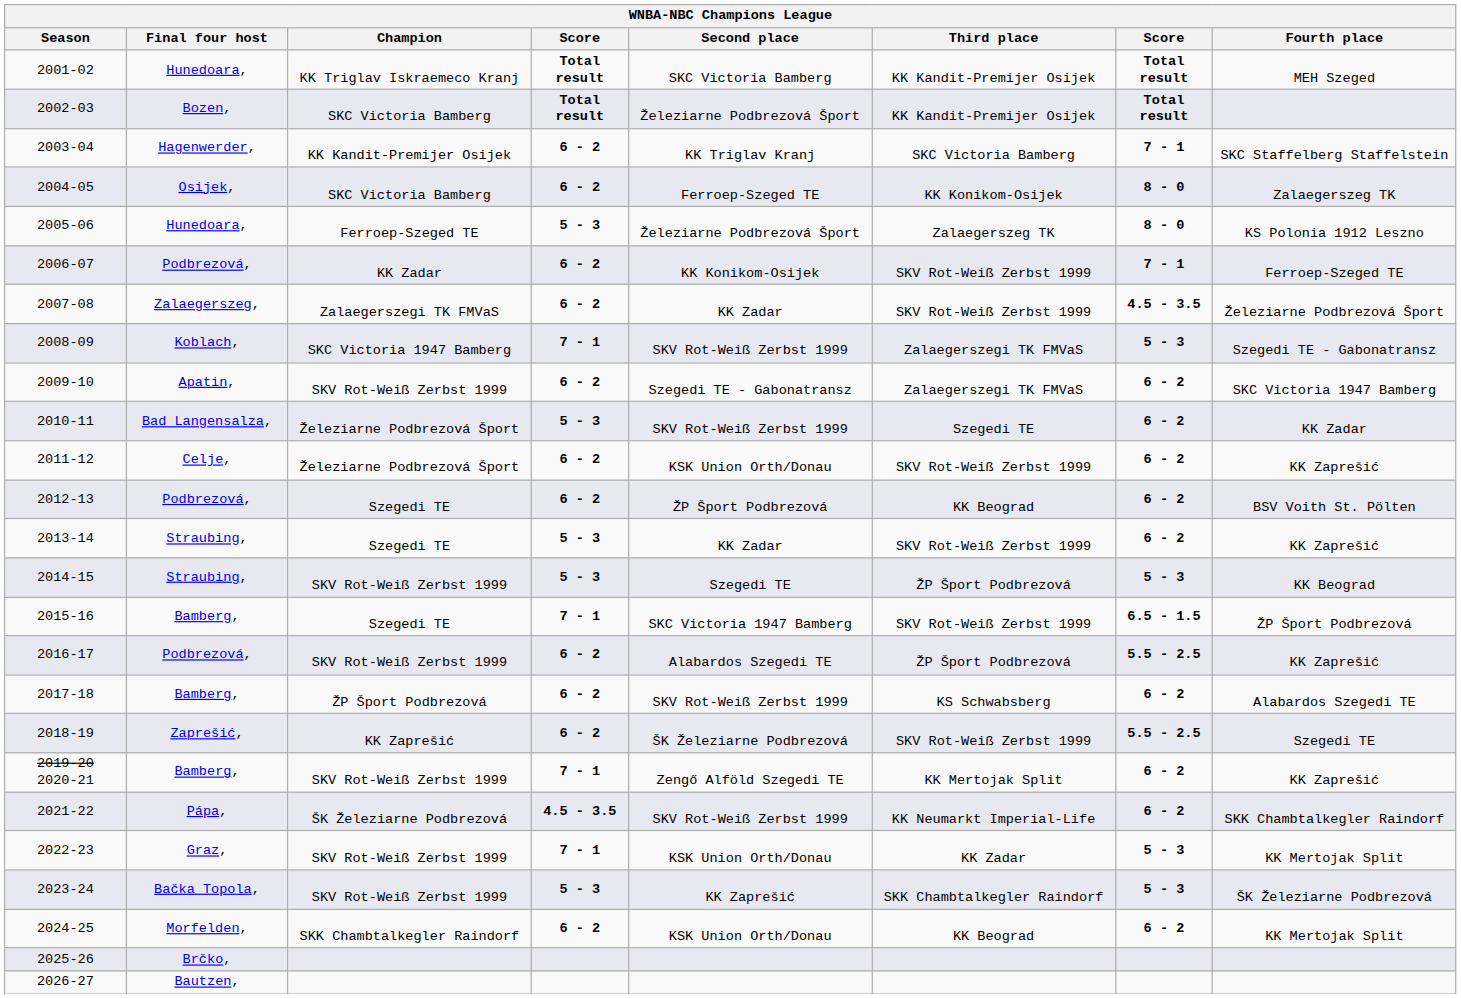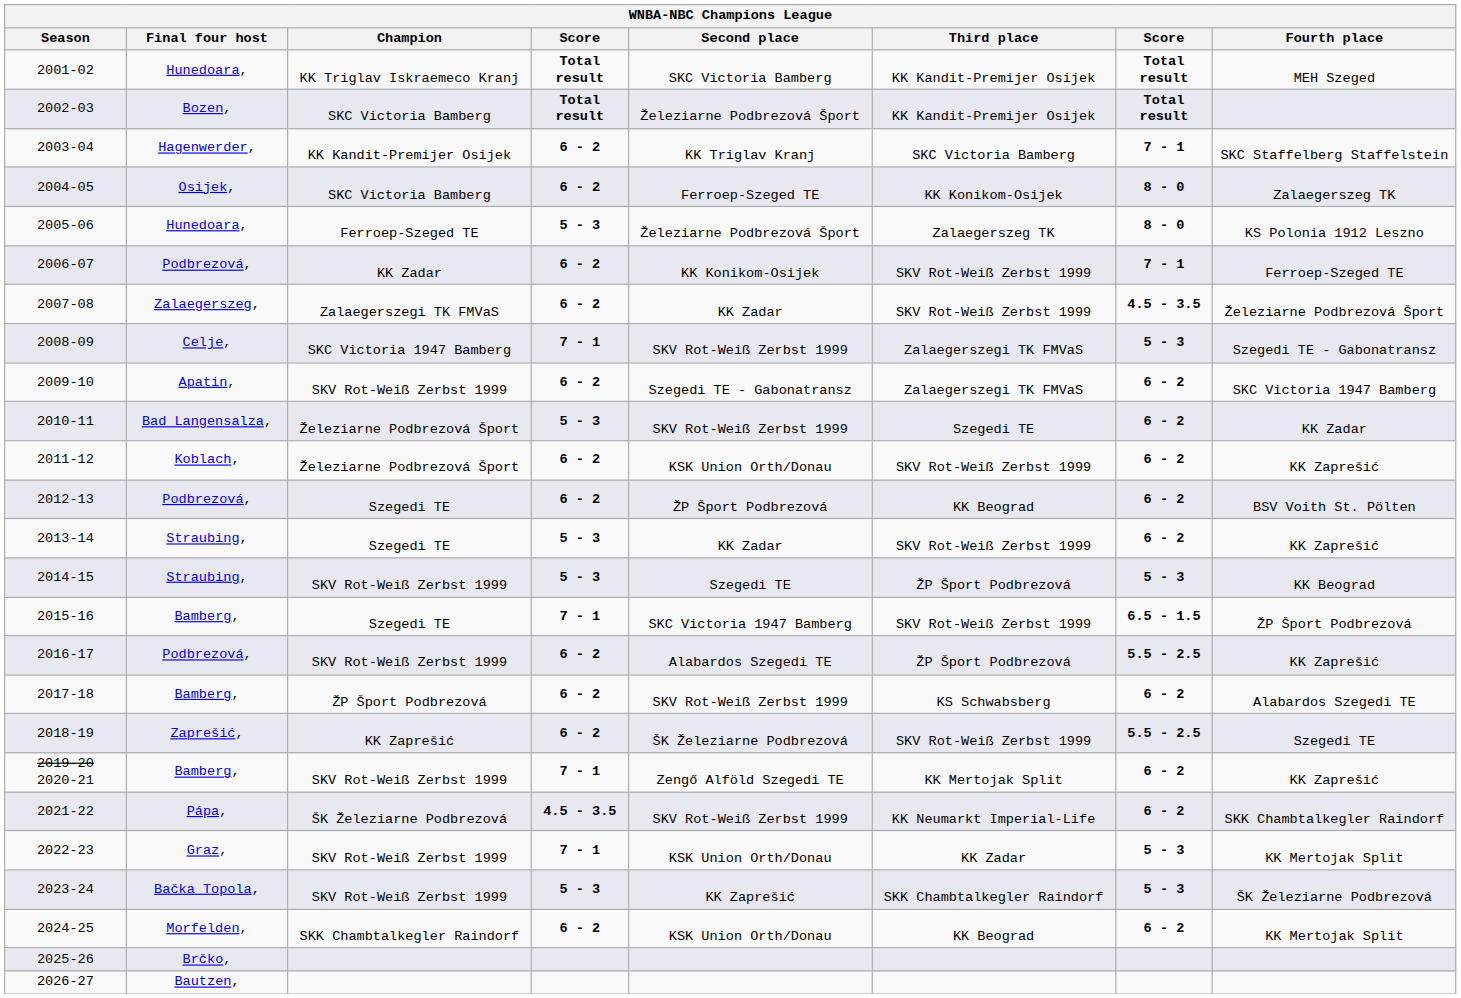(207, 343) Koblach, -> (207, 343) Celje,
(207, 460) Celje, -> (207, 460) Koblach,
